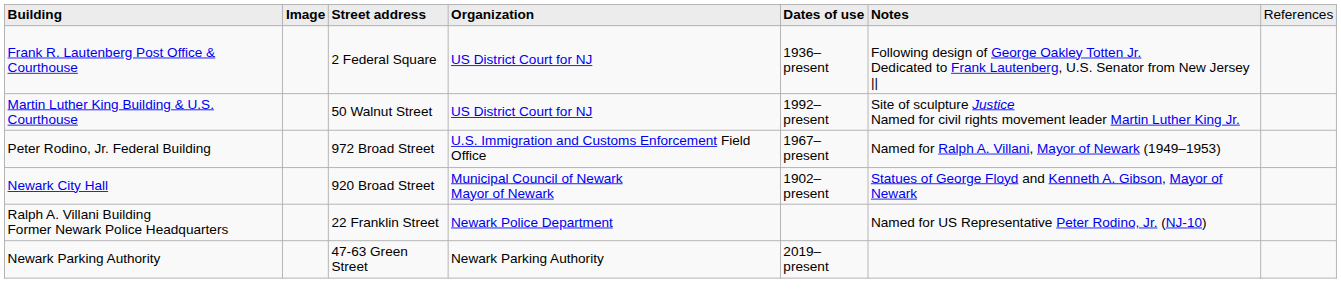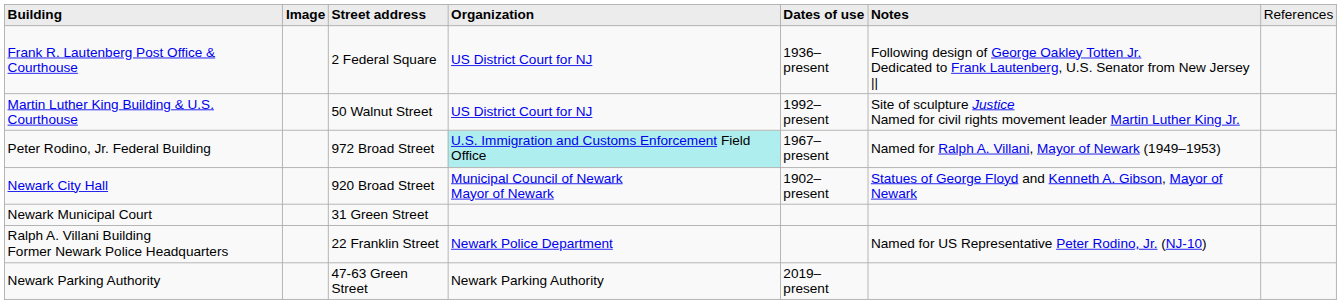(601, 148) no background -> (601, 148) paleturquoise background
+ row: (80, 214)
